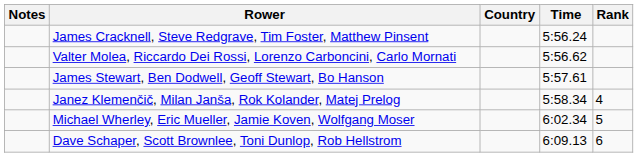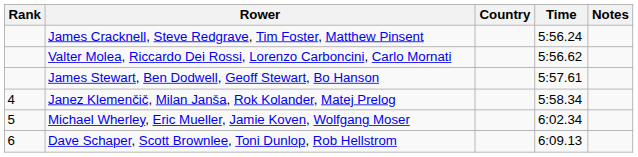columns swapped: (613, 15) <-> (27, 15)
